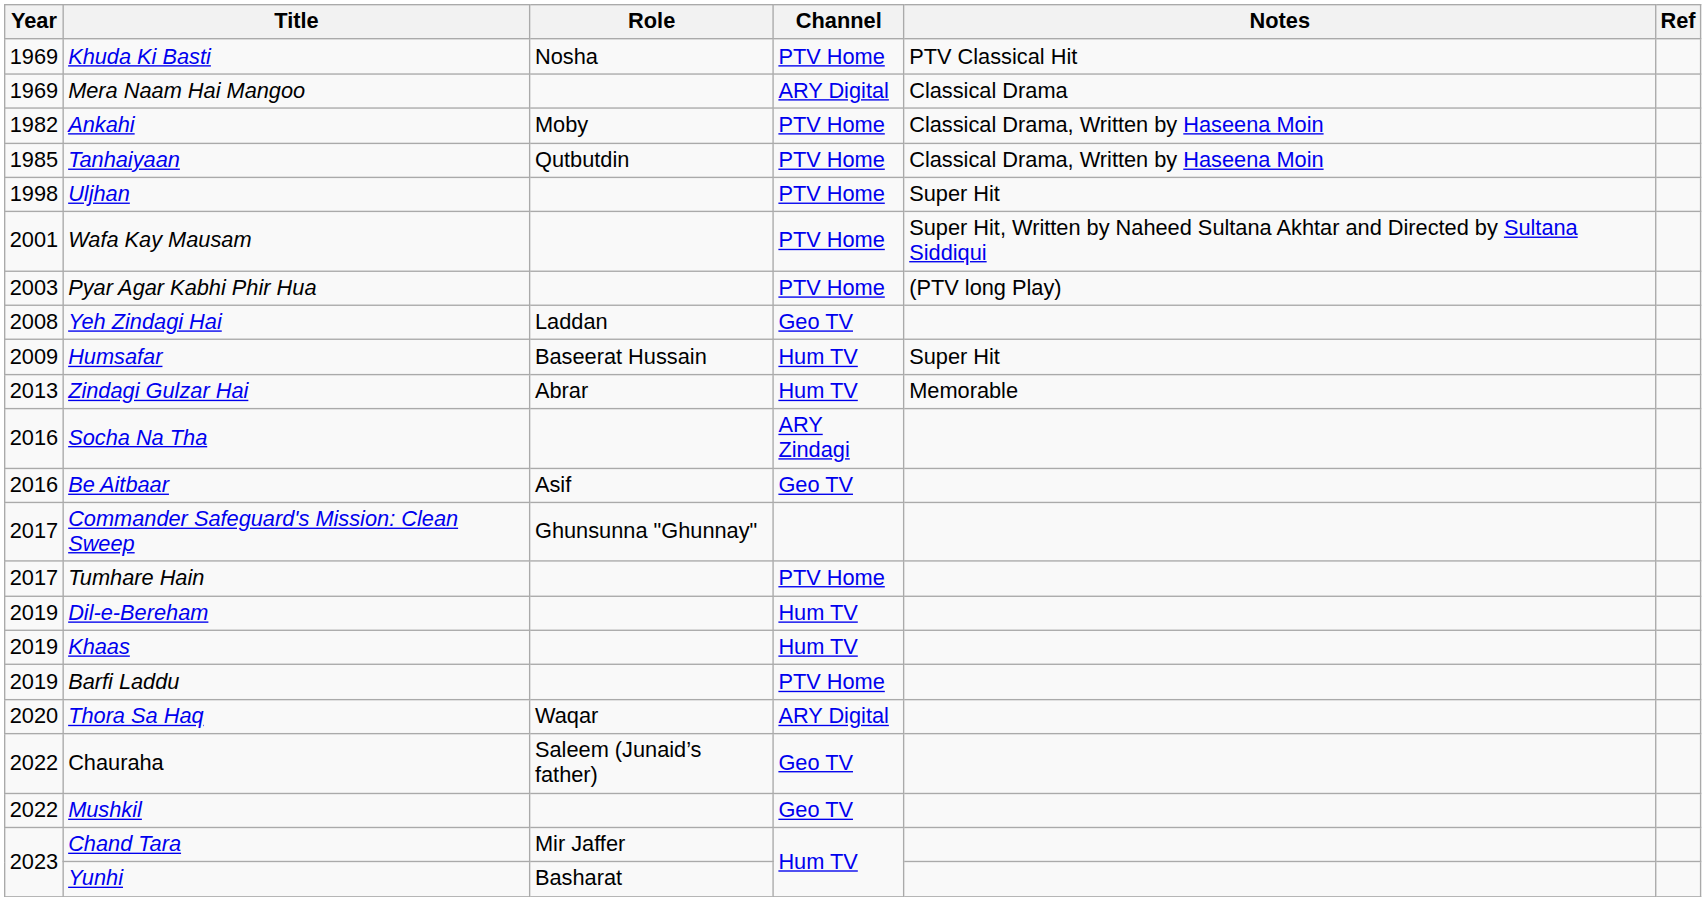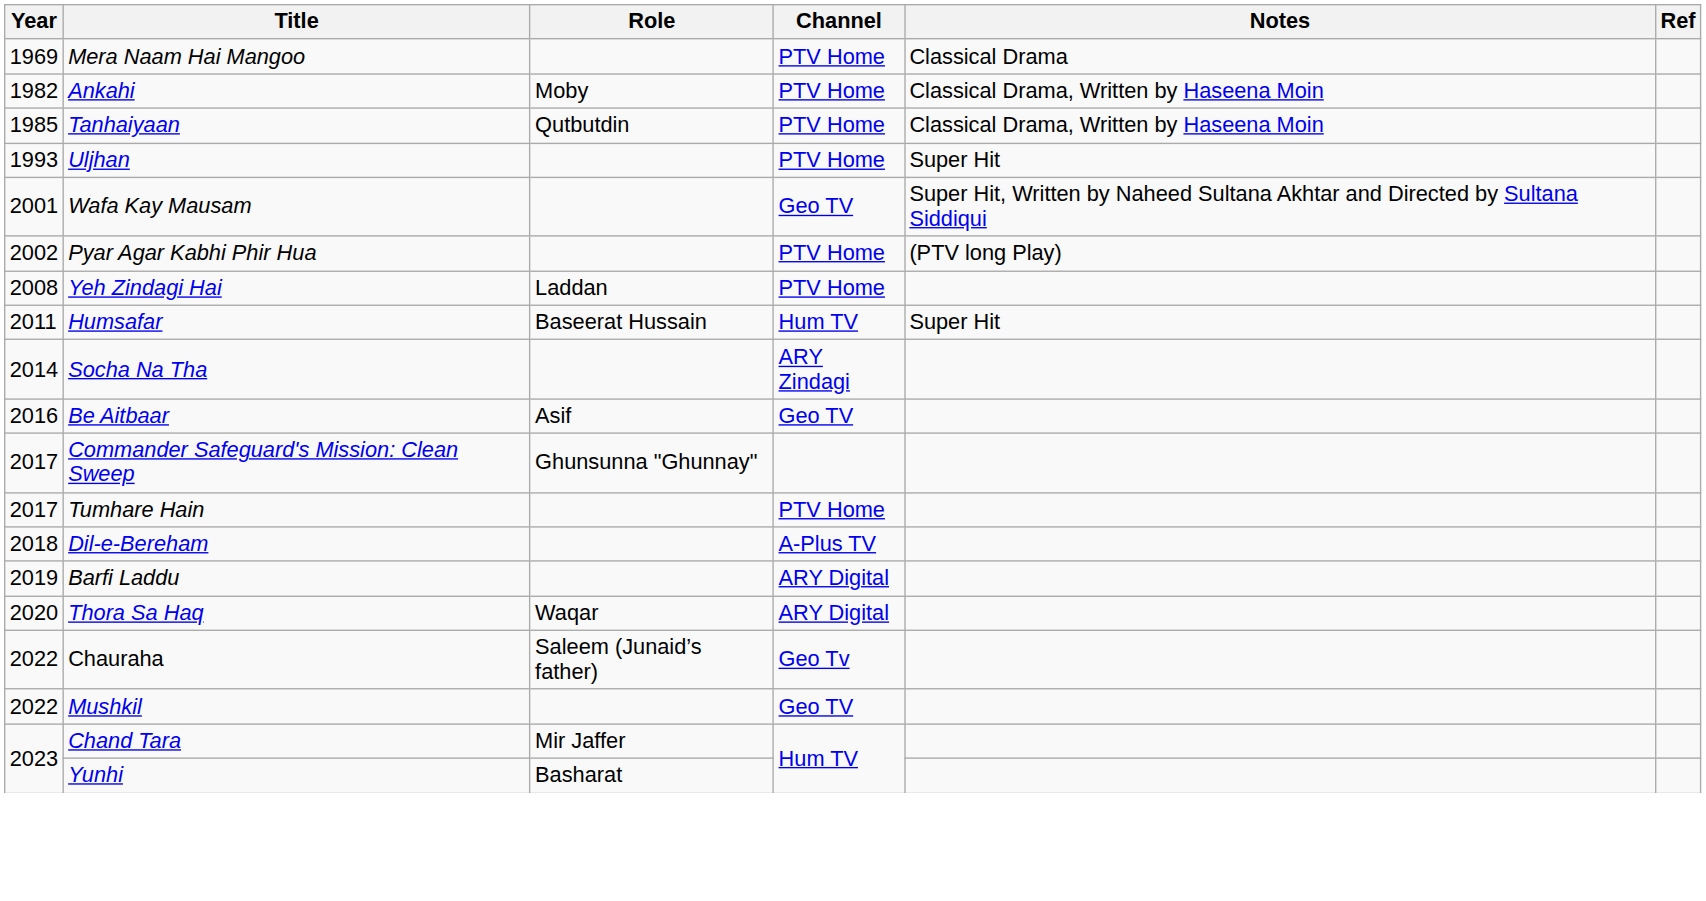- row: (140, 56)
(834, 90) ARY Digital -> (832, 56) PTV Home
(34, 194) 1998 -> (34, 159) 1993
(832, 241) PTV Home -> (816, 206) Geo TV
(34, 287) 2003 -> (34, 253) 2002
(816, 322) Geo TV -> (832, 287) PTV Home
(34, 356) 2009 -> (33, 322) 2011
- row: (158, 391)
(34, 438) 2016 -> (34, 369) 2014
(34, 612) 2019 -> (34, 543) 2018
(818, 612) Hum TV -> (827, 543) A-Plus TV
- row: (99, 647)
(832, 681) PTV Home -> (834, 578) ARY Digital
(816, 763) Geo TV -> (814, 659) Geo Tv
